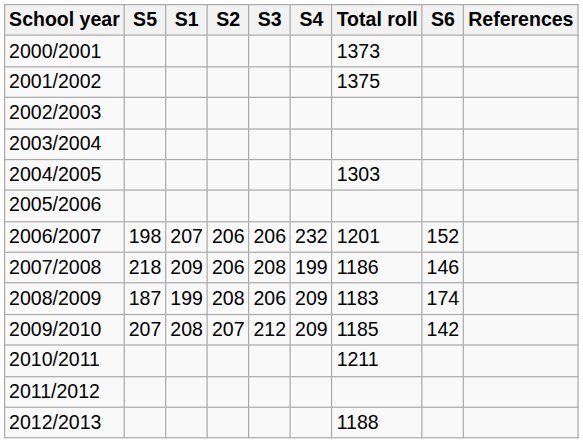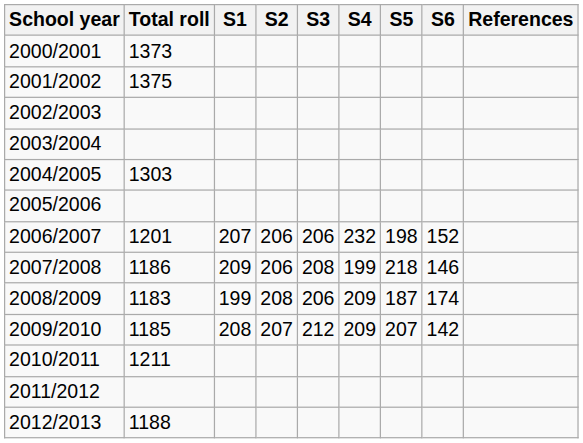columns swapped: (377, 19) <-> (145, 19)
